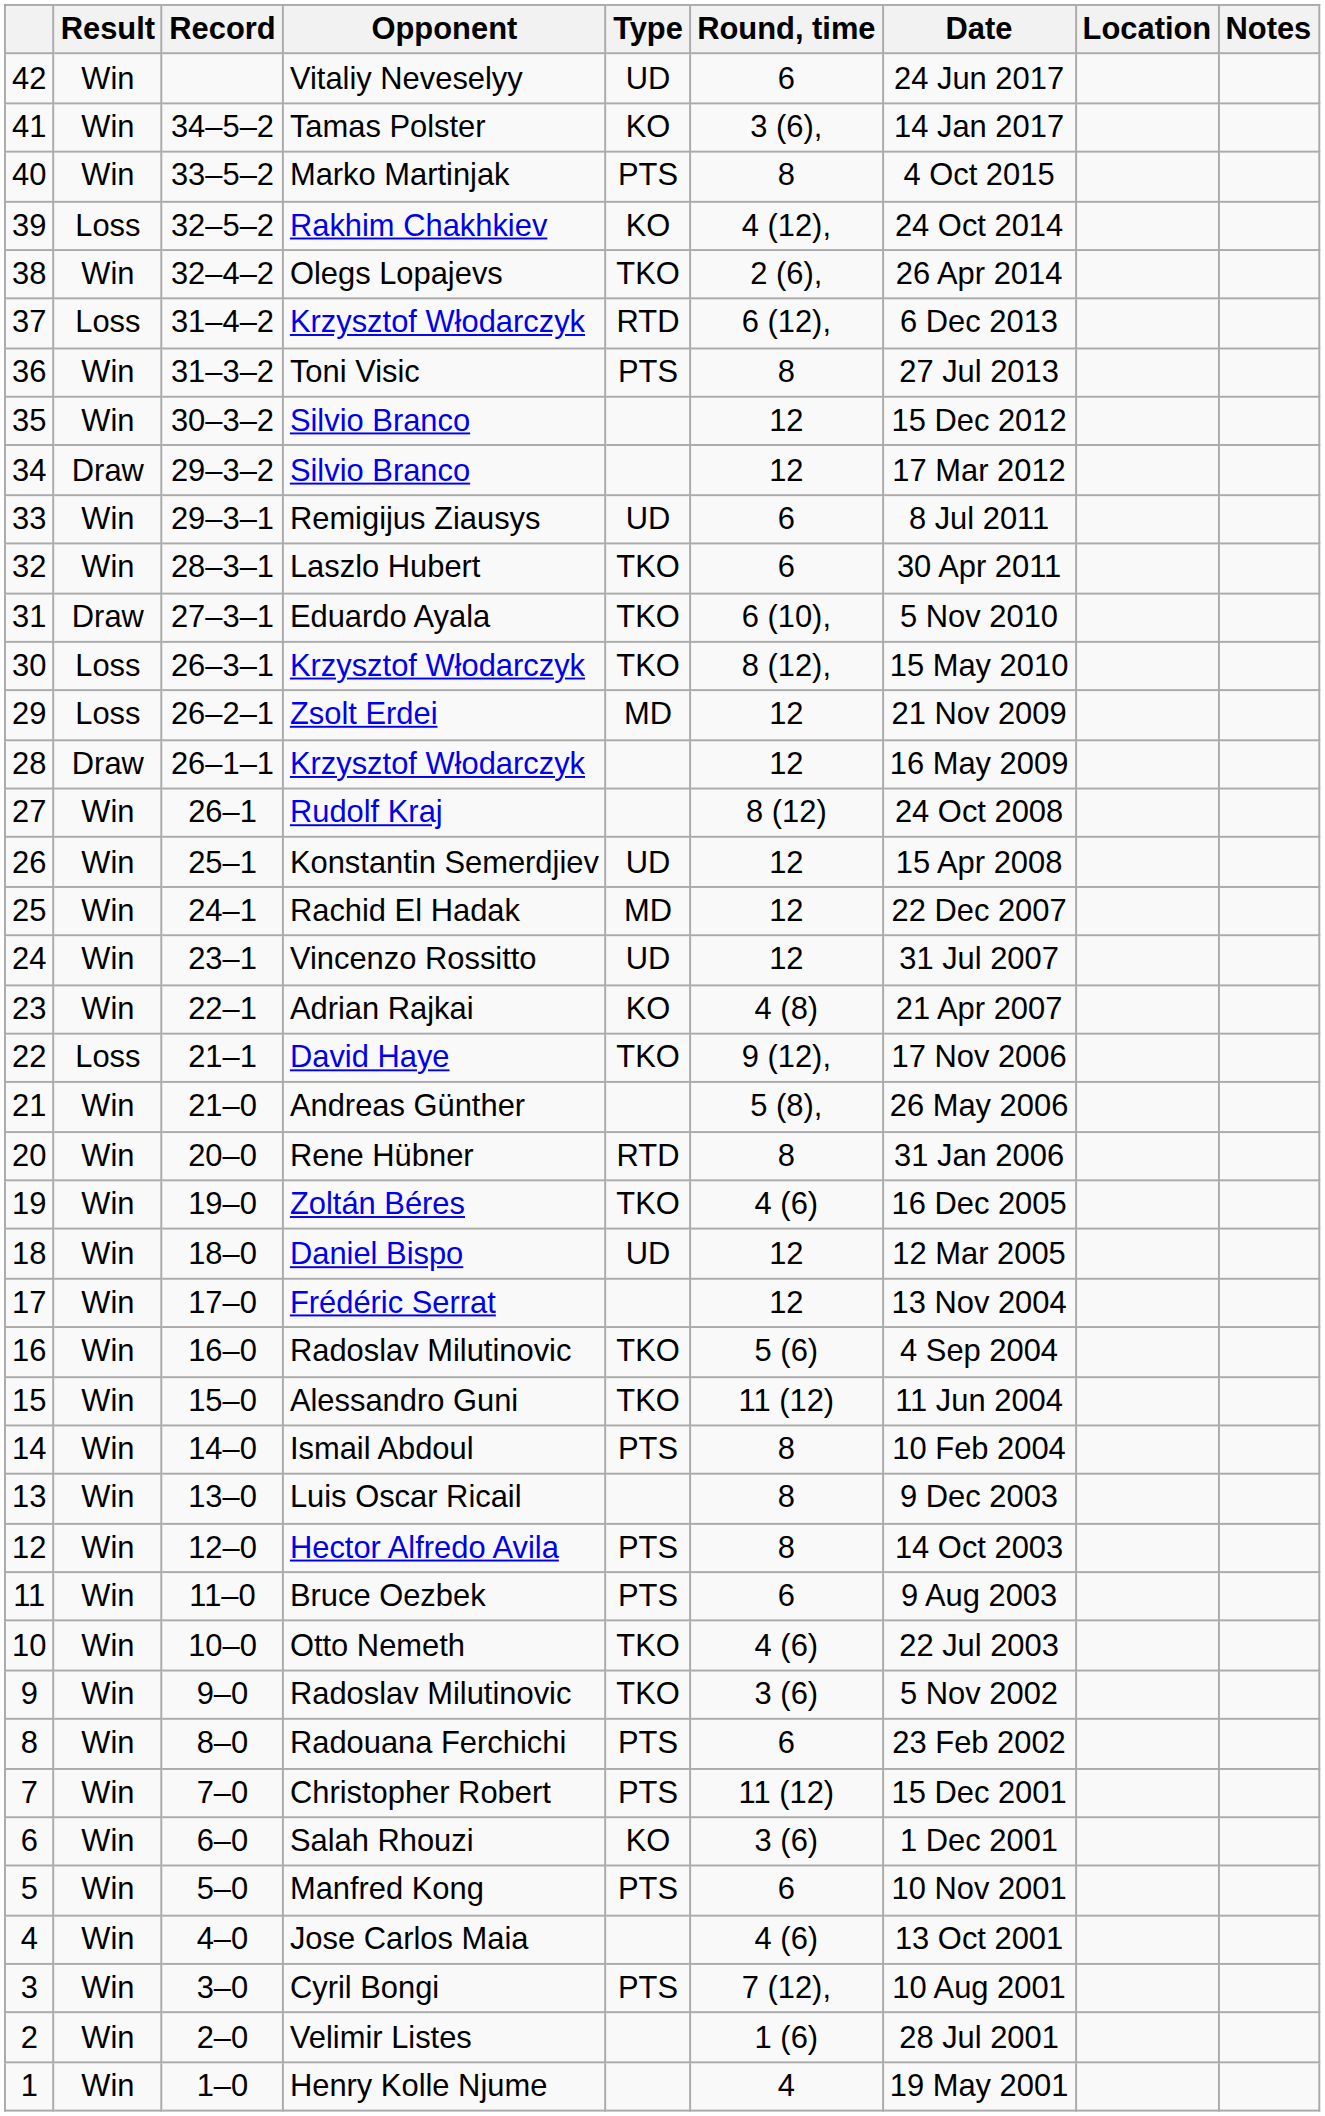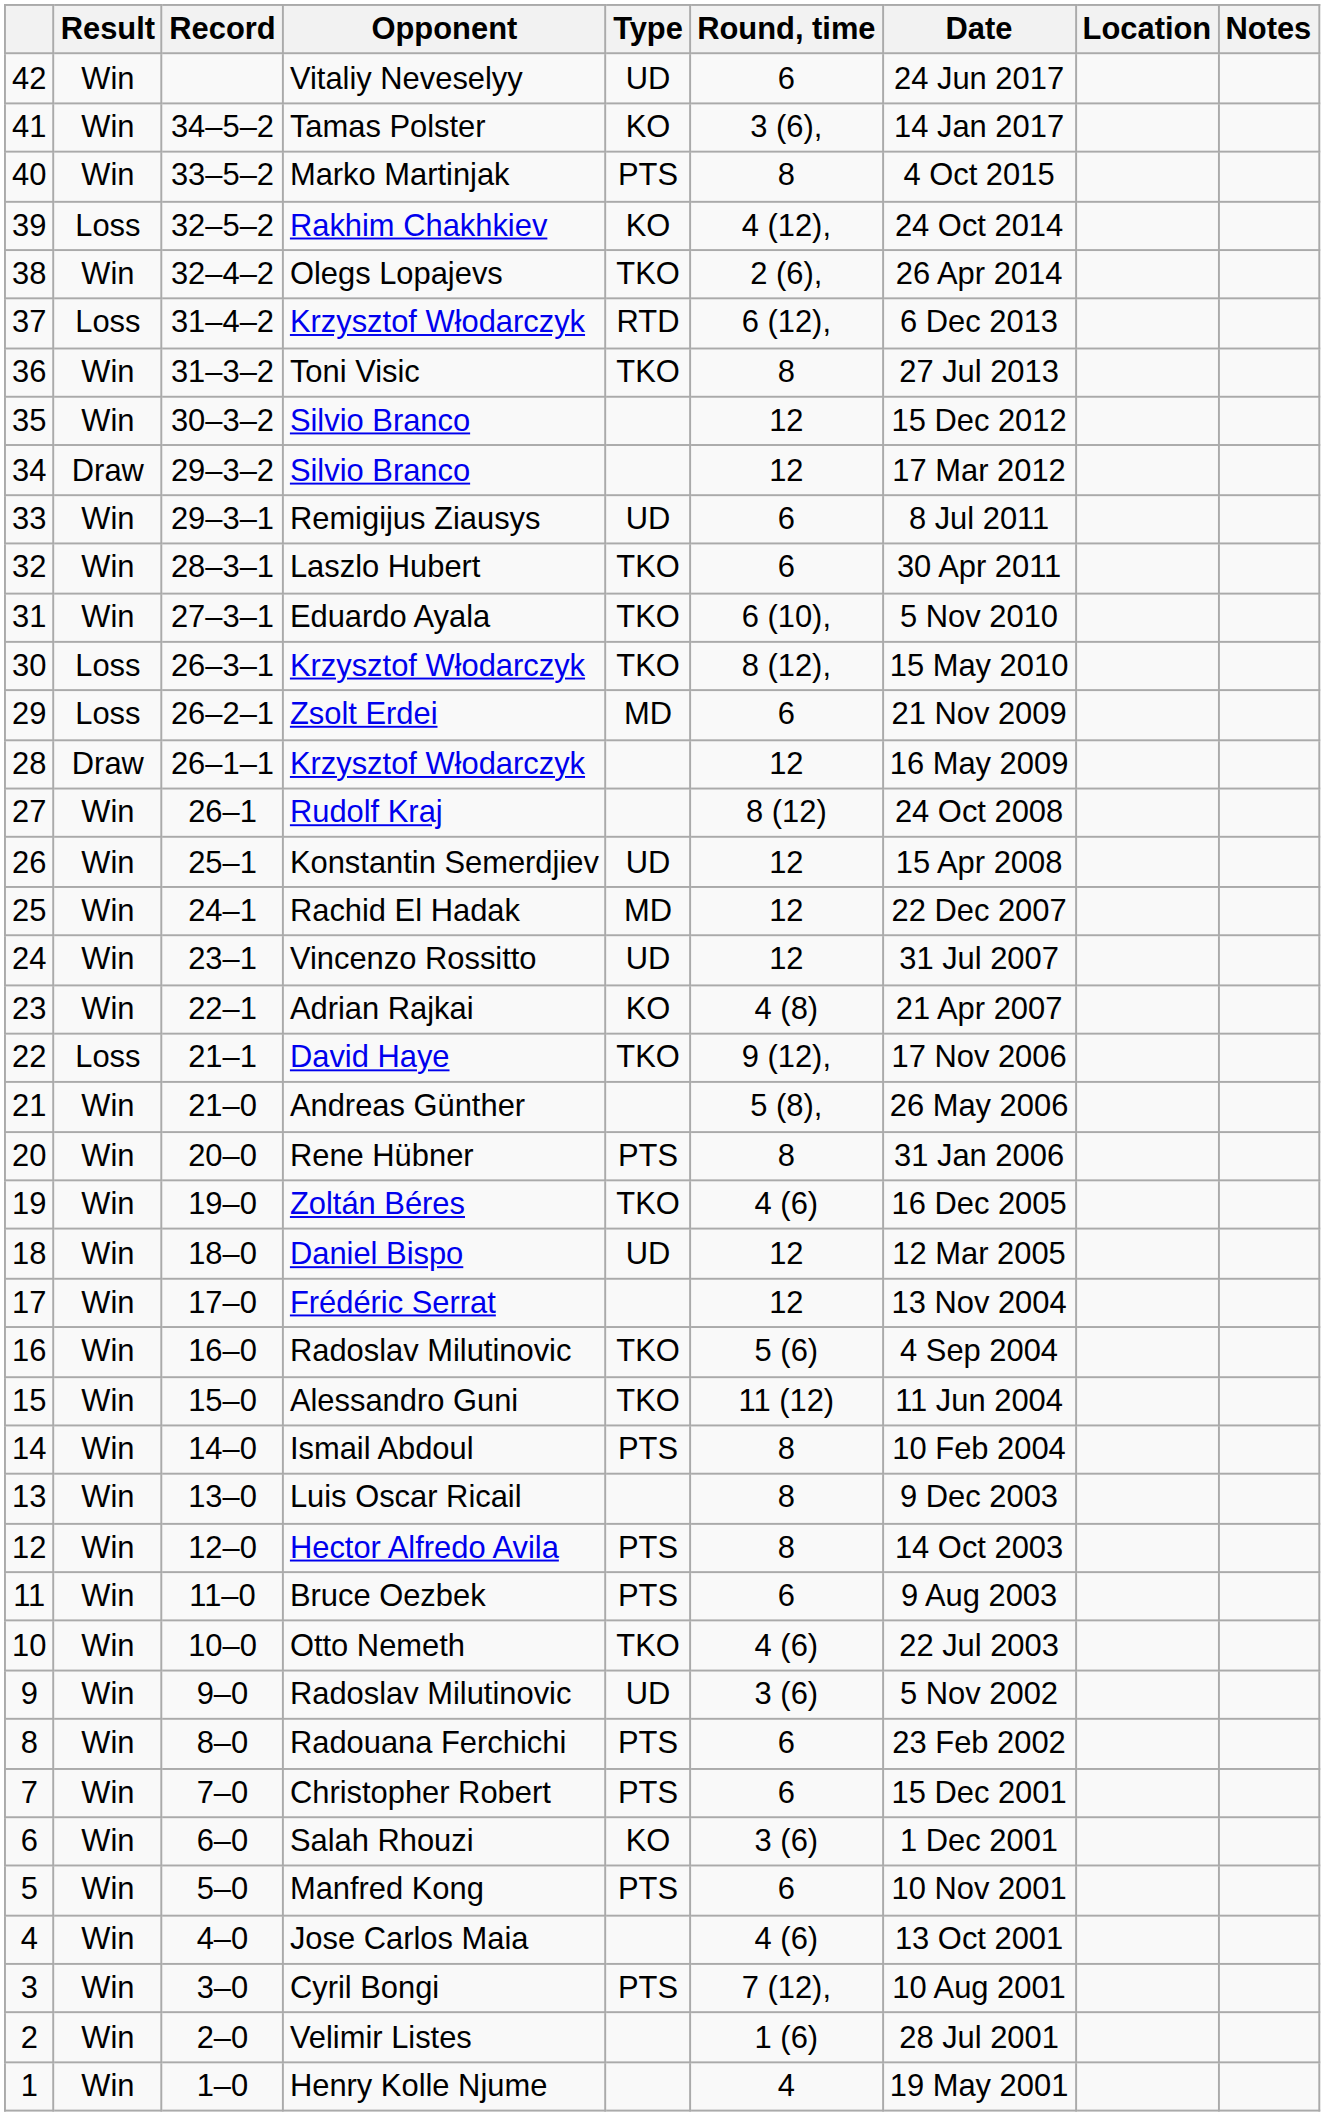(648, 371) PTS -> (648, 371) TKO
(108, 616) Draw -> (108, 616) Win
(786, 714) 12 -> (786, 714) 6
(648, 1155) RTD -> (648, 1155) PTS
(648, 1694) TKO -> (648, 1694) UD
(786, 1792) 11 (12) -> (786, 1792) 6
